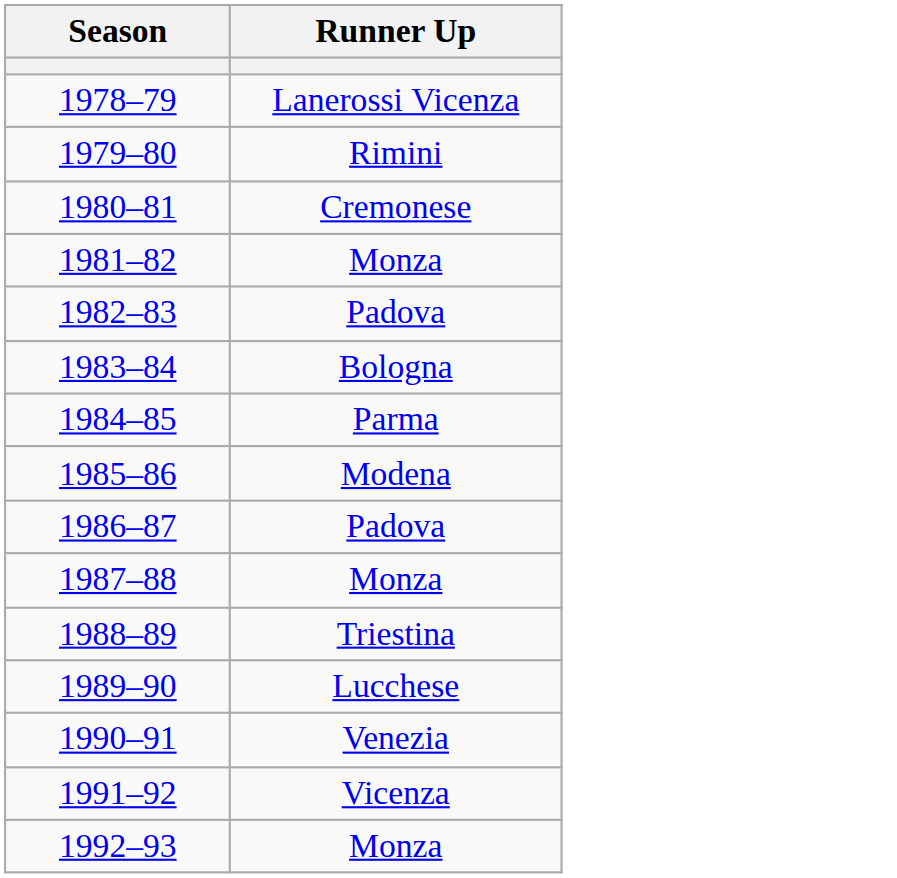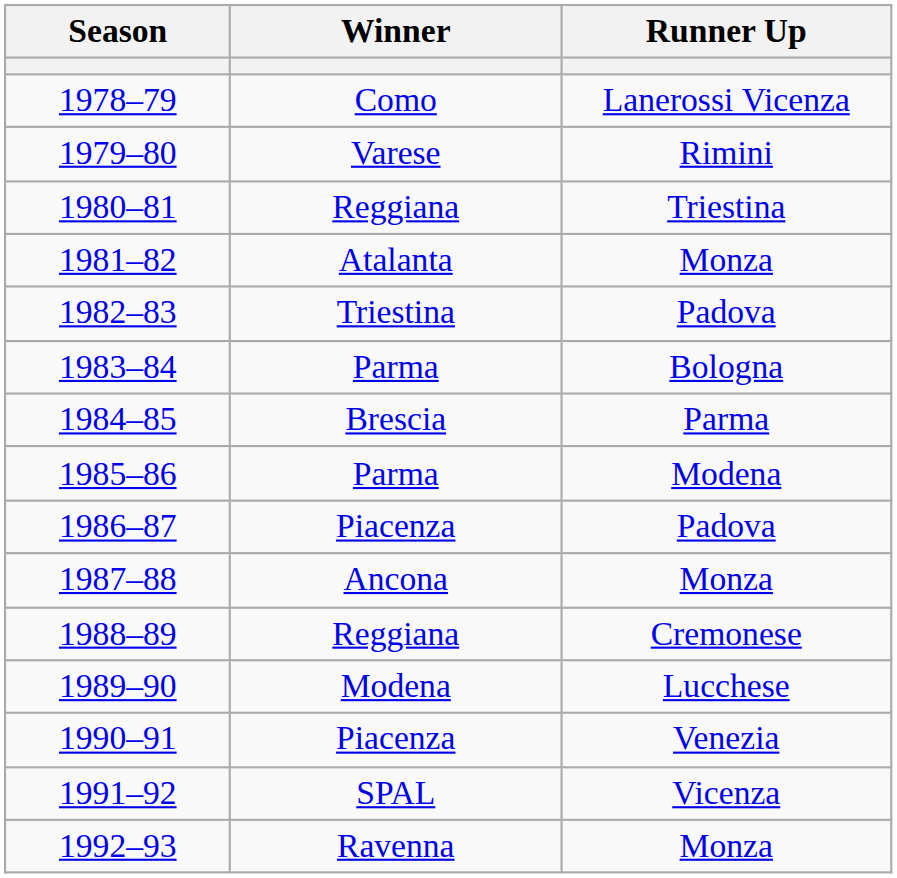+ column: (396, 66)
(396, 206) Cremonese -> (726, 206) Triestina
(396, 632) Triestina -> (726, 632) Cremonese
